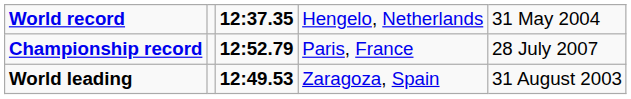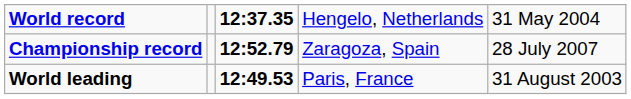(358, 49) Paris, France -> (371, 49) Zaragoza, Spain
(371, 78) Zaragoza, Spain -> (358, 78) Paris, France
